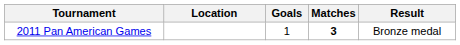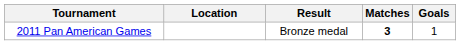columns swapped: (407, 14) <-> (287, 14)
